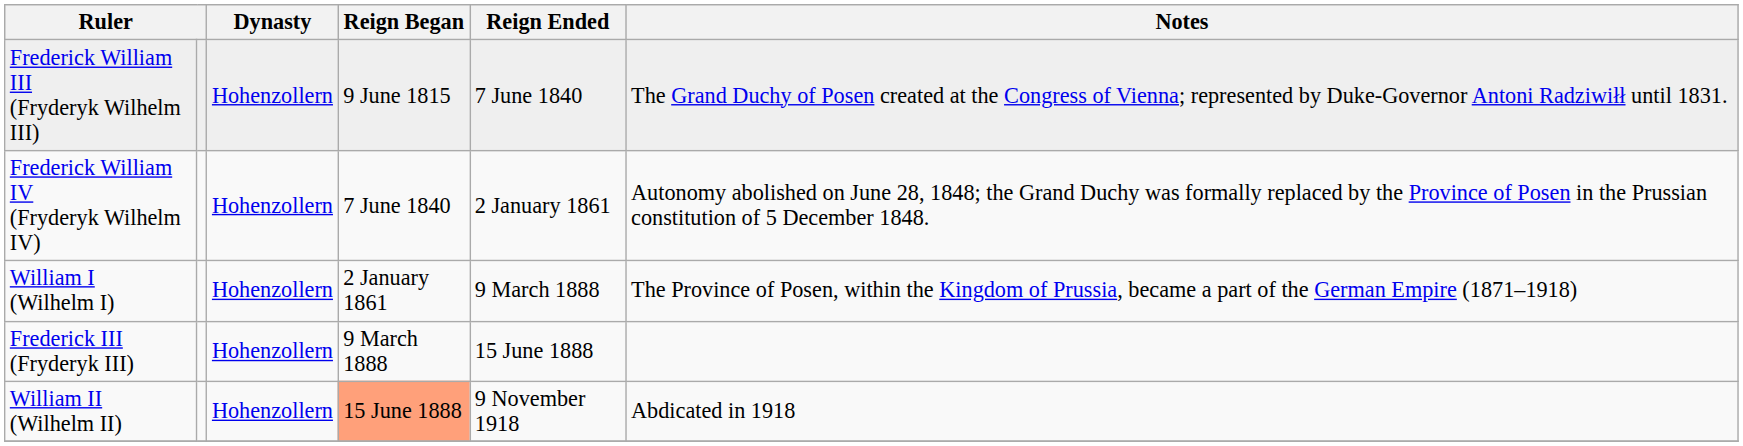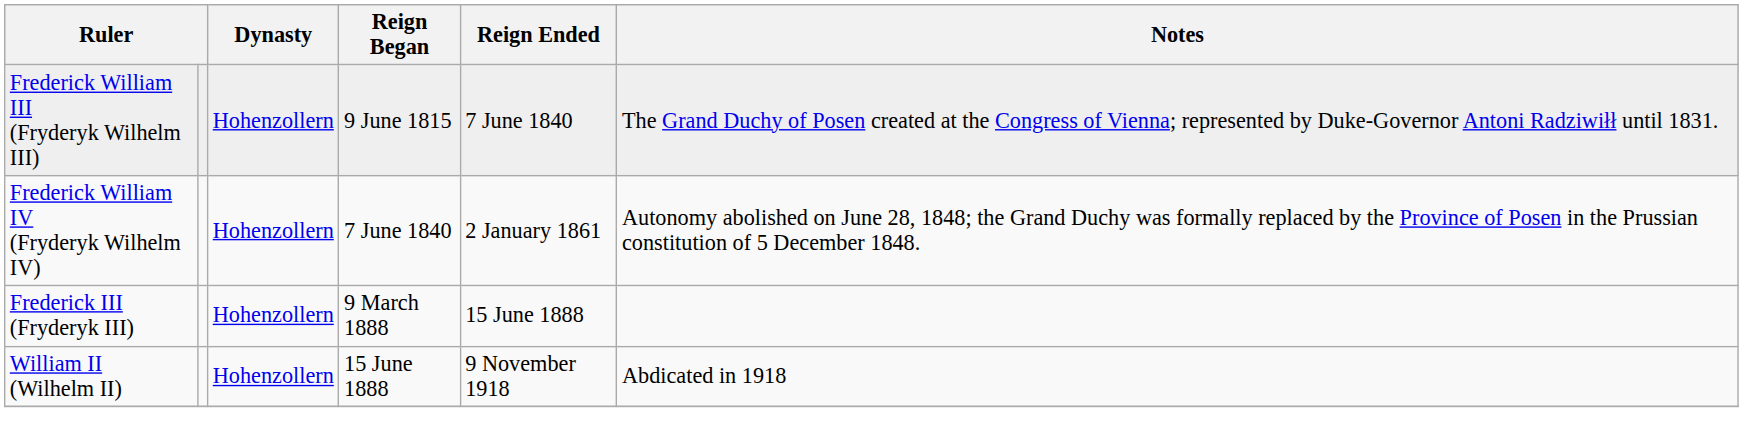- row: (62, 290)
(403, 411) lightsalmon background -> (378, 375) no background
